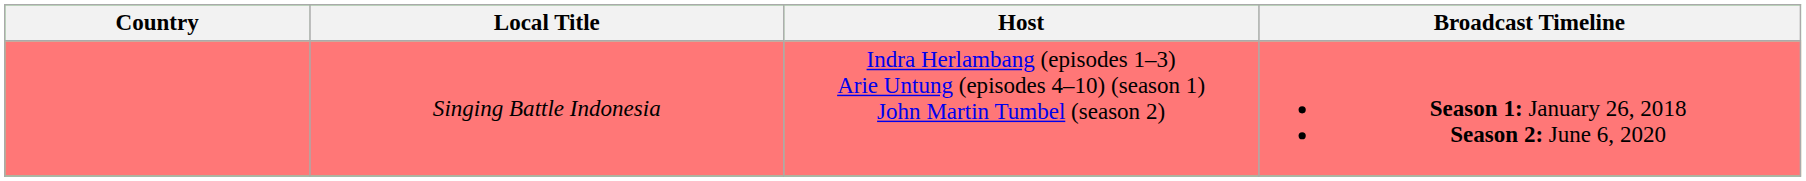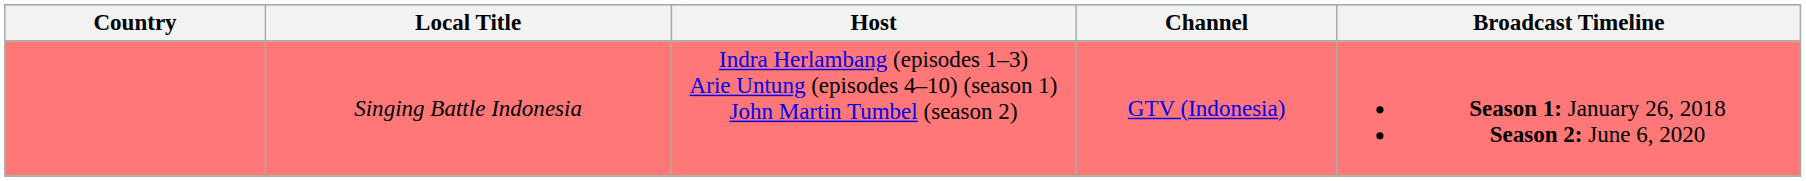+ column: (1207, 22)
